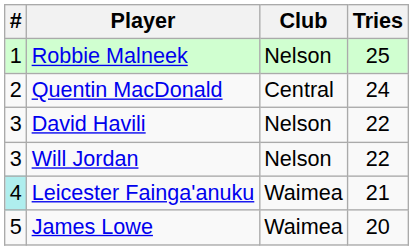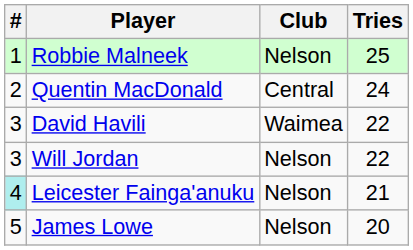(298, 124) Nelson -> (303, 124) Waimea
(303, 192) Waimea -> (298, 192) Nelson
(303, 227) Waimea -> (298, 227) Nelson
